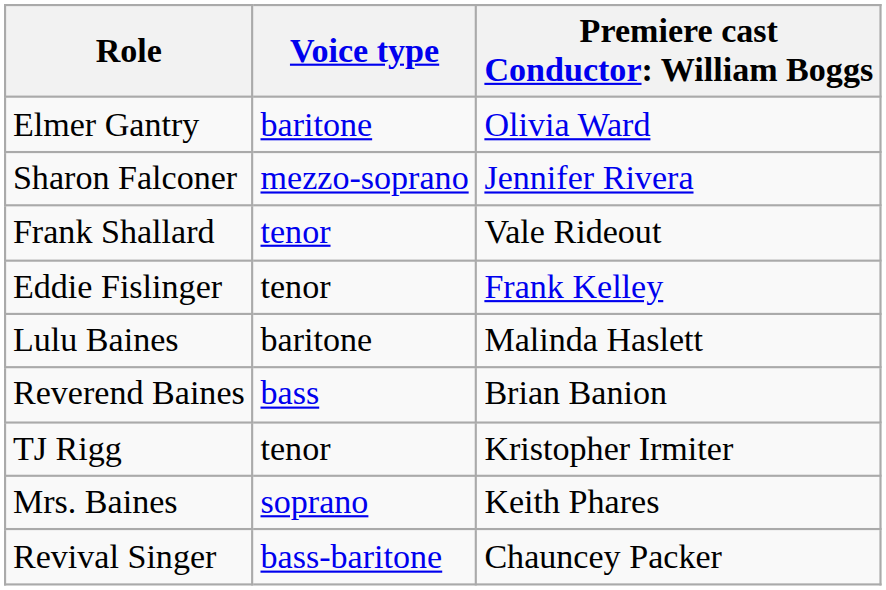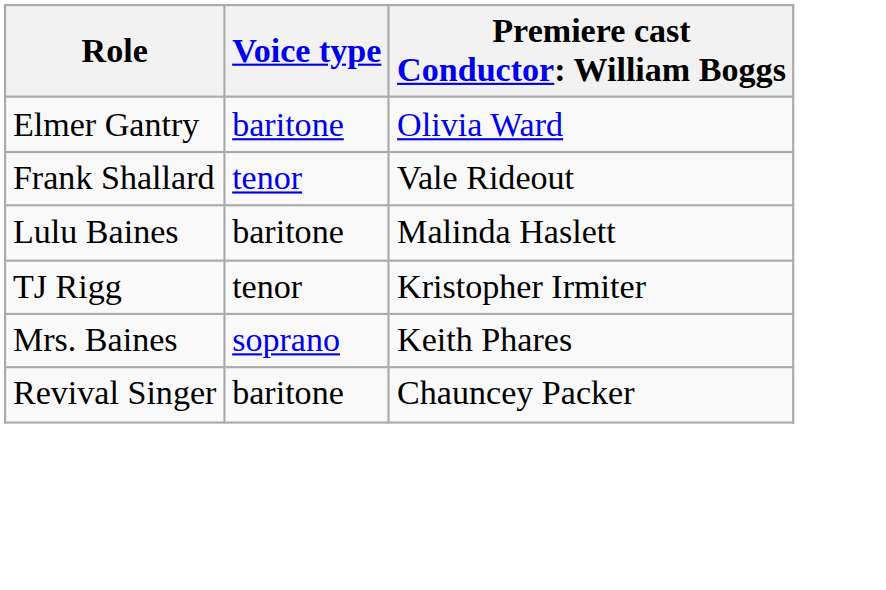- row: (125, 177)
- row: (118, 286)
- row: (129, 394)
(351, 556) bass-baritone -> (288, 394) baritone
